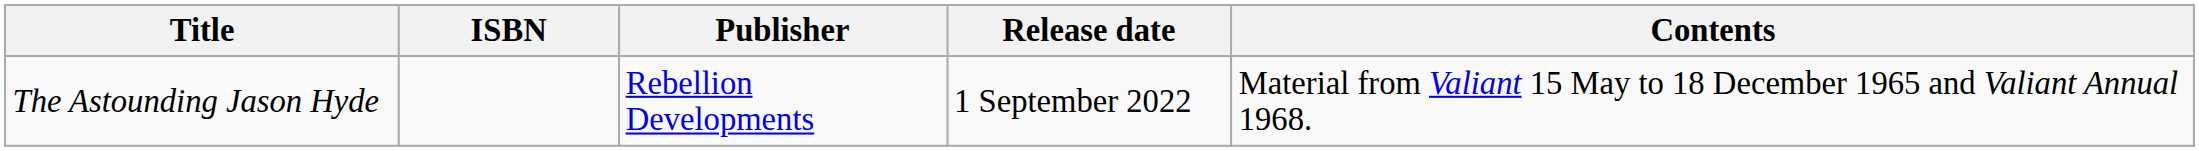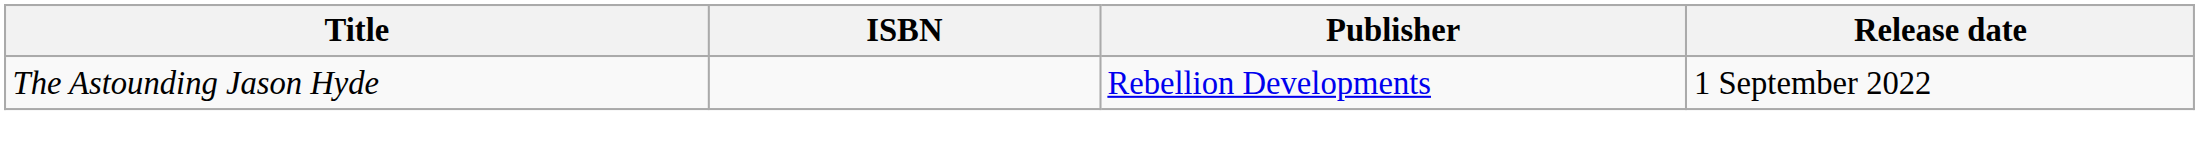- column: (1713, 30)
